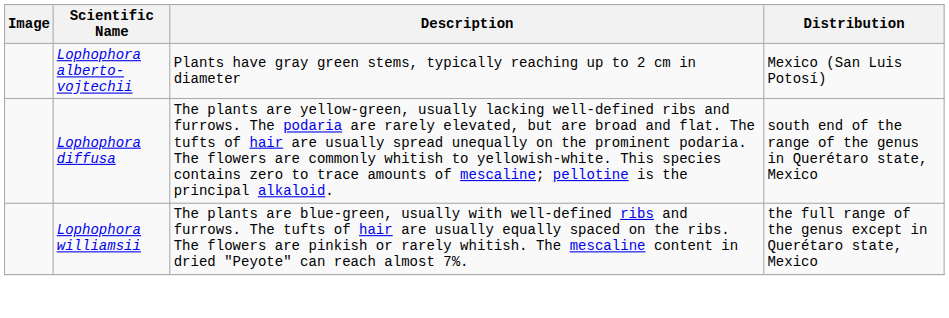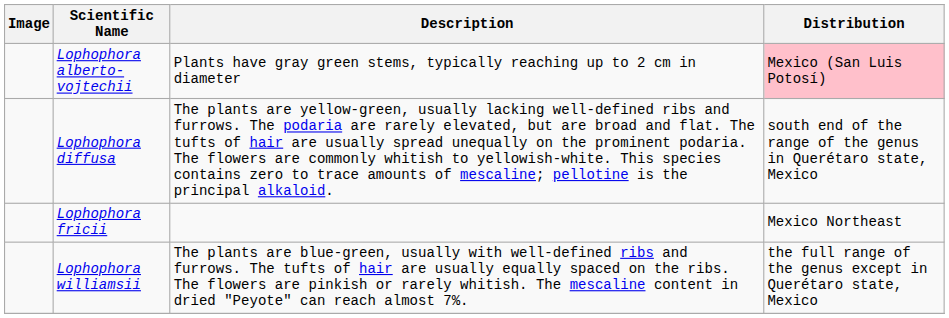(835, 71) no background -> (835, 71) pink background
+ row: (99, 222)
